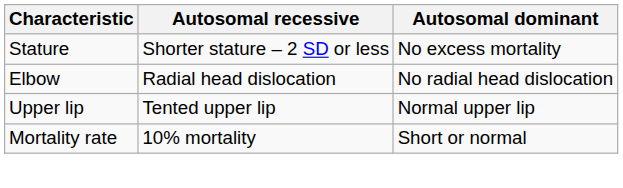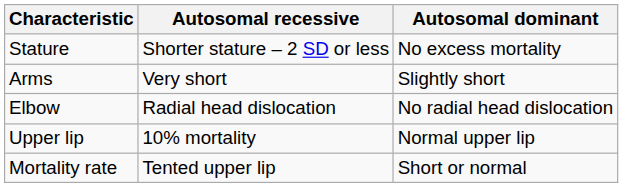+ row: (31, 78)
(209, 108) Tented upper lip -> (199, 138) 10% mortality
(199, 138) 10% mortality -> (209, 167) Tented upper lip
